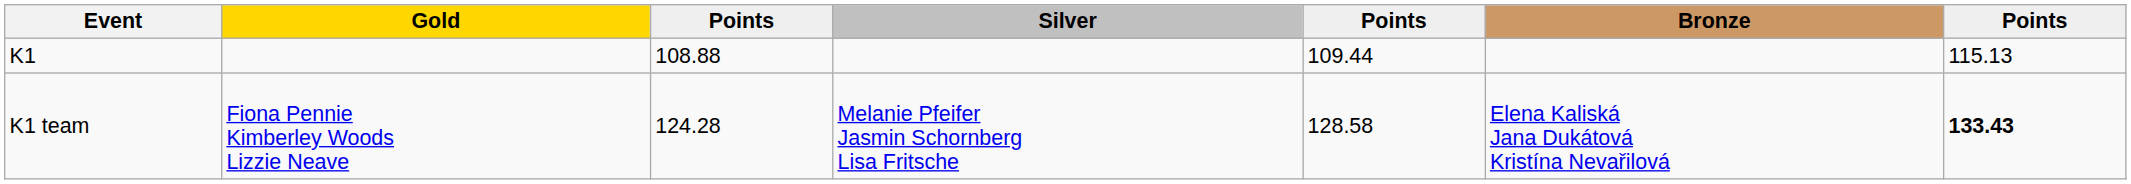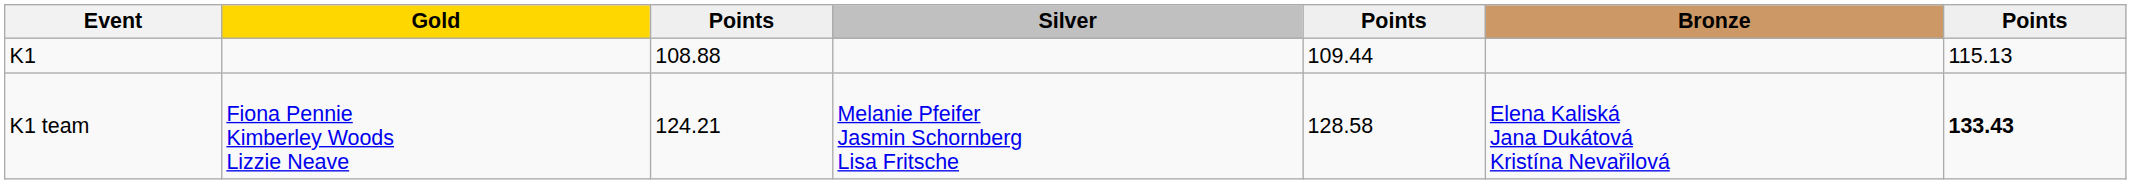(688, 125) 124.28 -> (688, 125) 124.21
